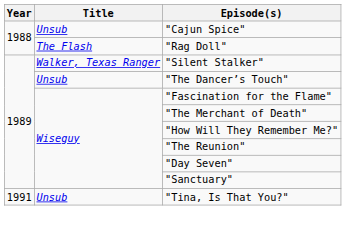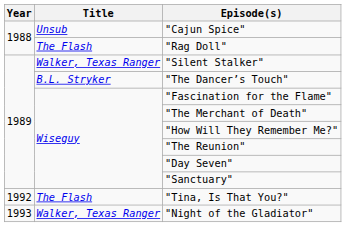(52, 80) Unsub -> (74, 80) B.L. Stryker
(19, 197) 1991 -> (19, 197) 1992
(52, 197) Unsub -> (64, 197) The Flash
+ row: (239, 214)
